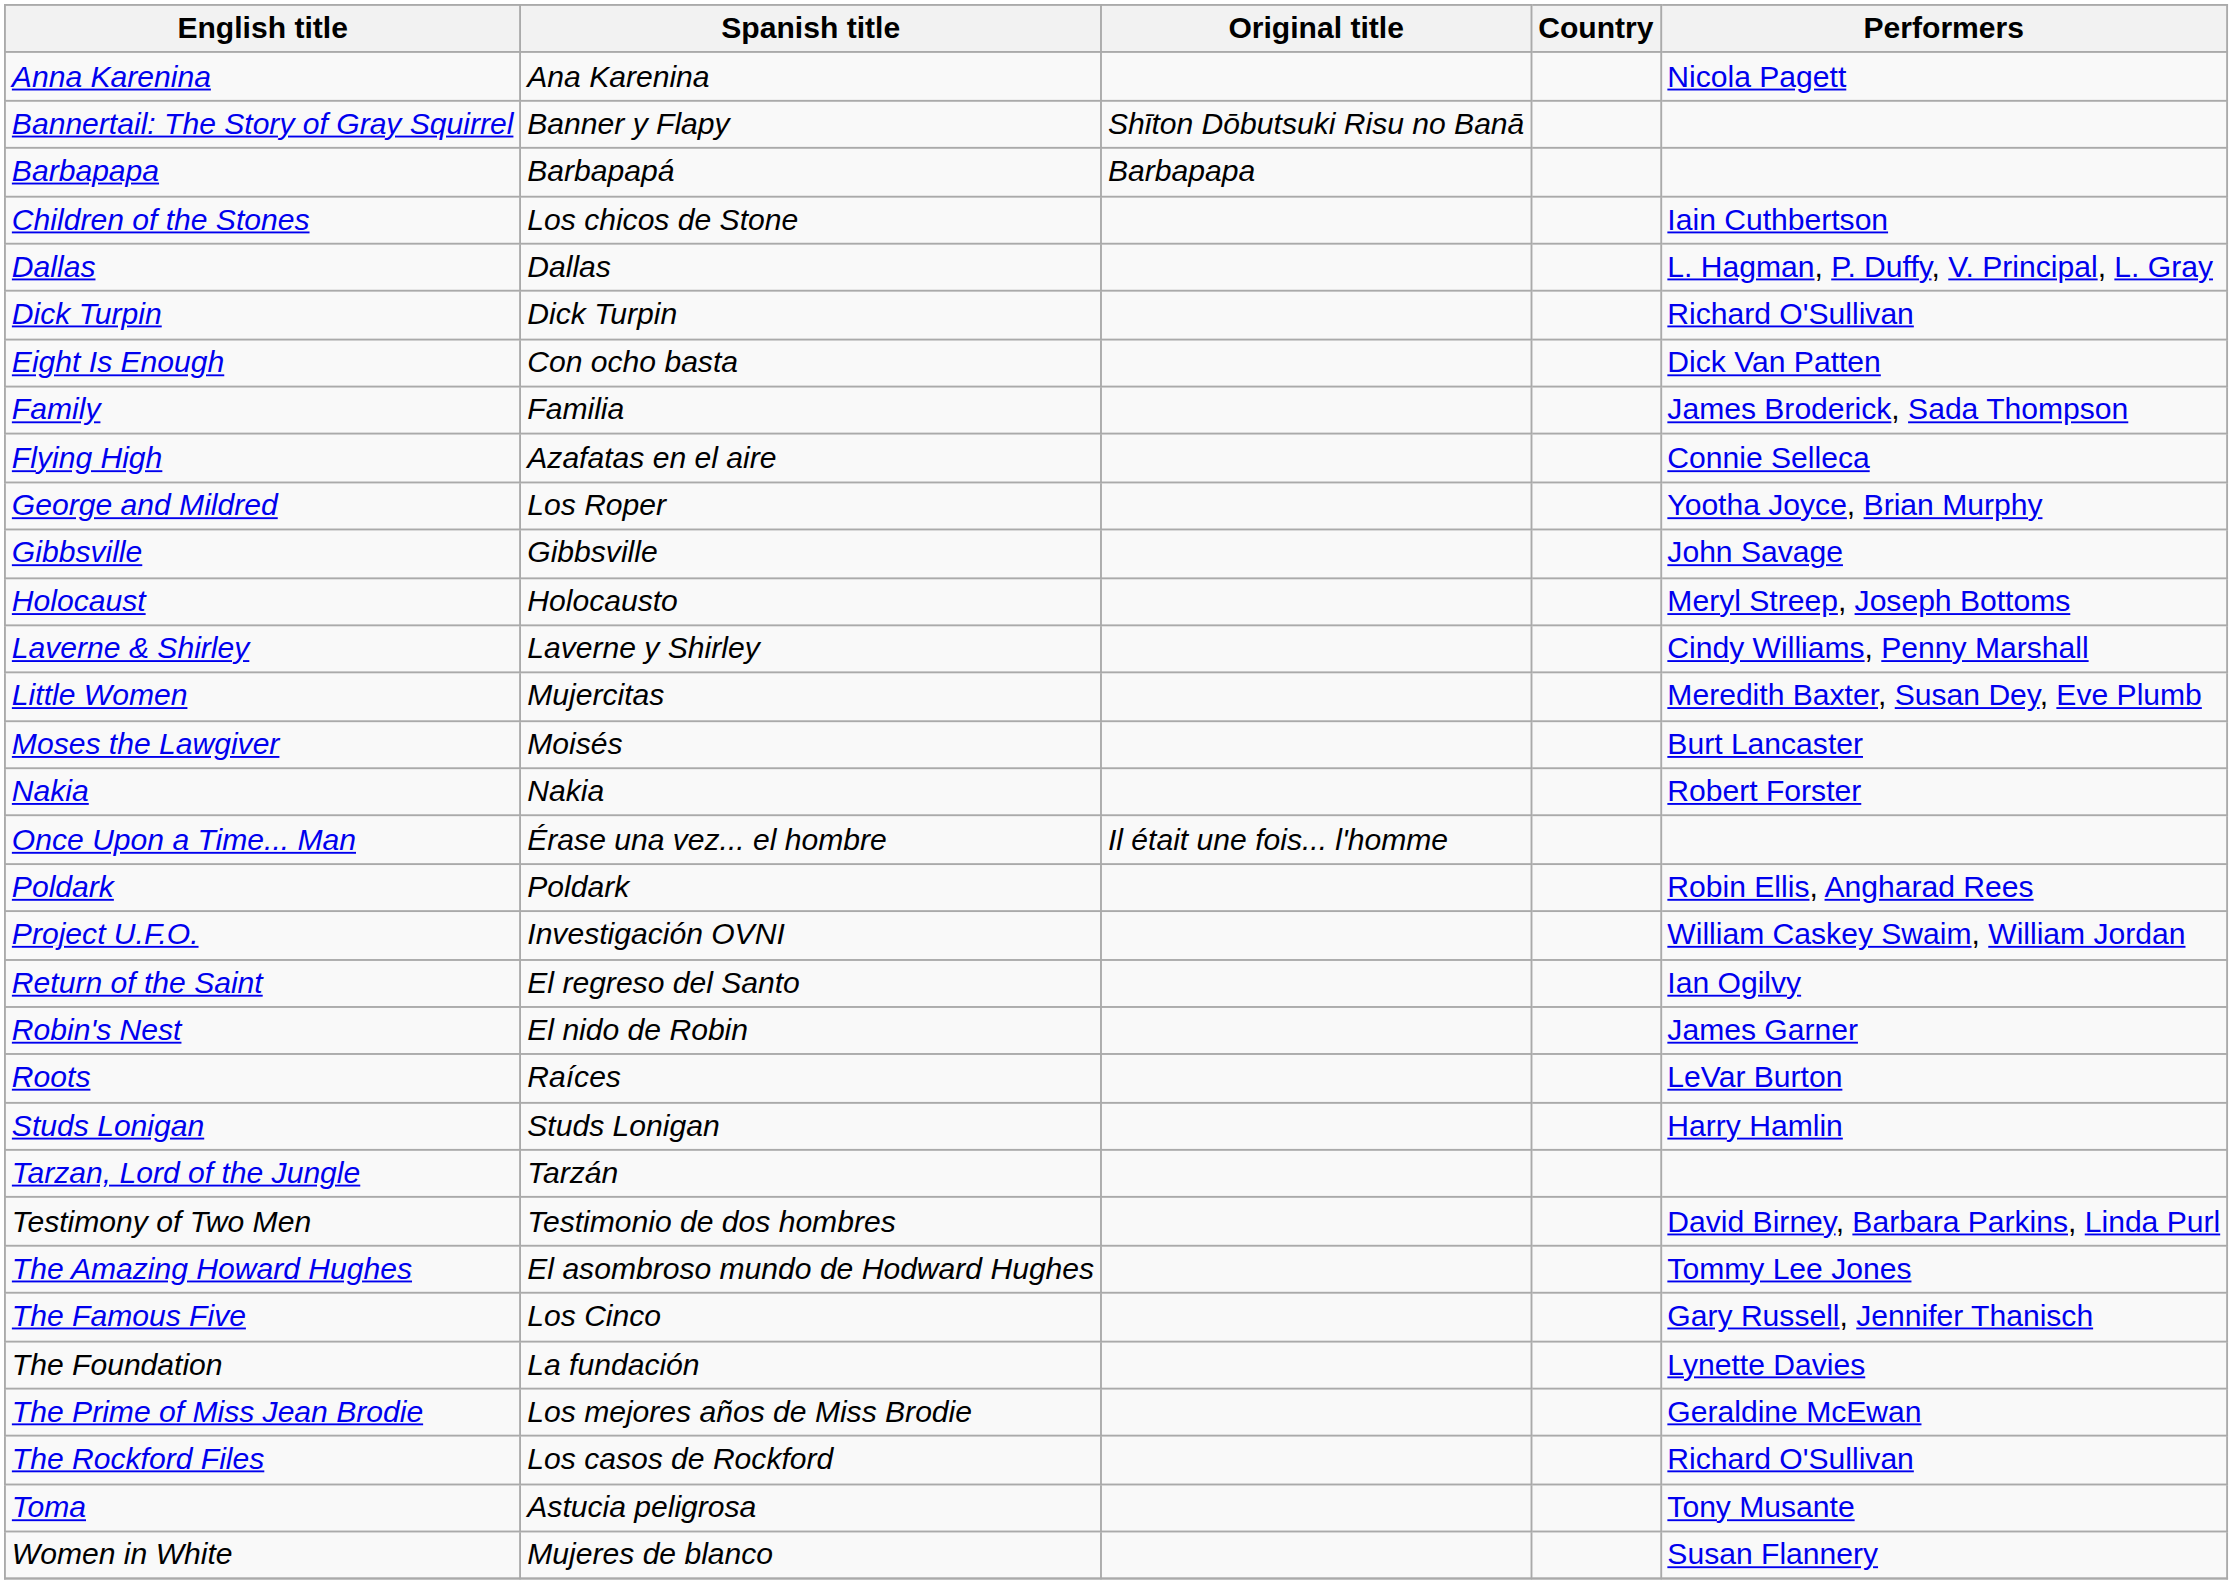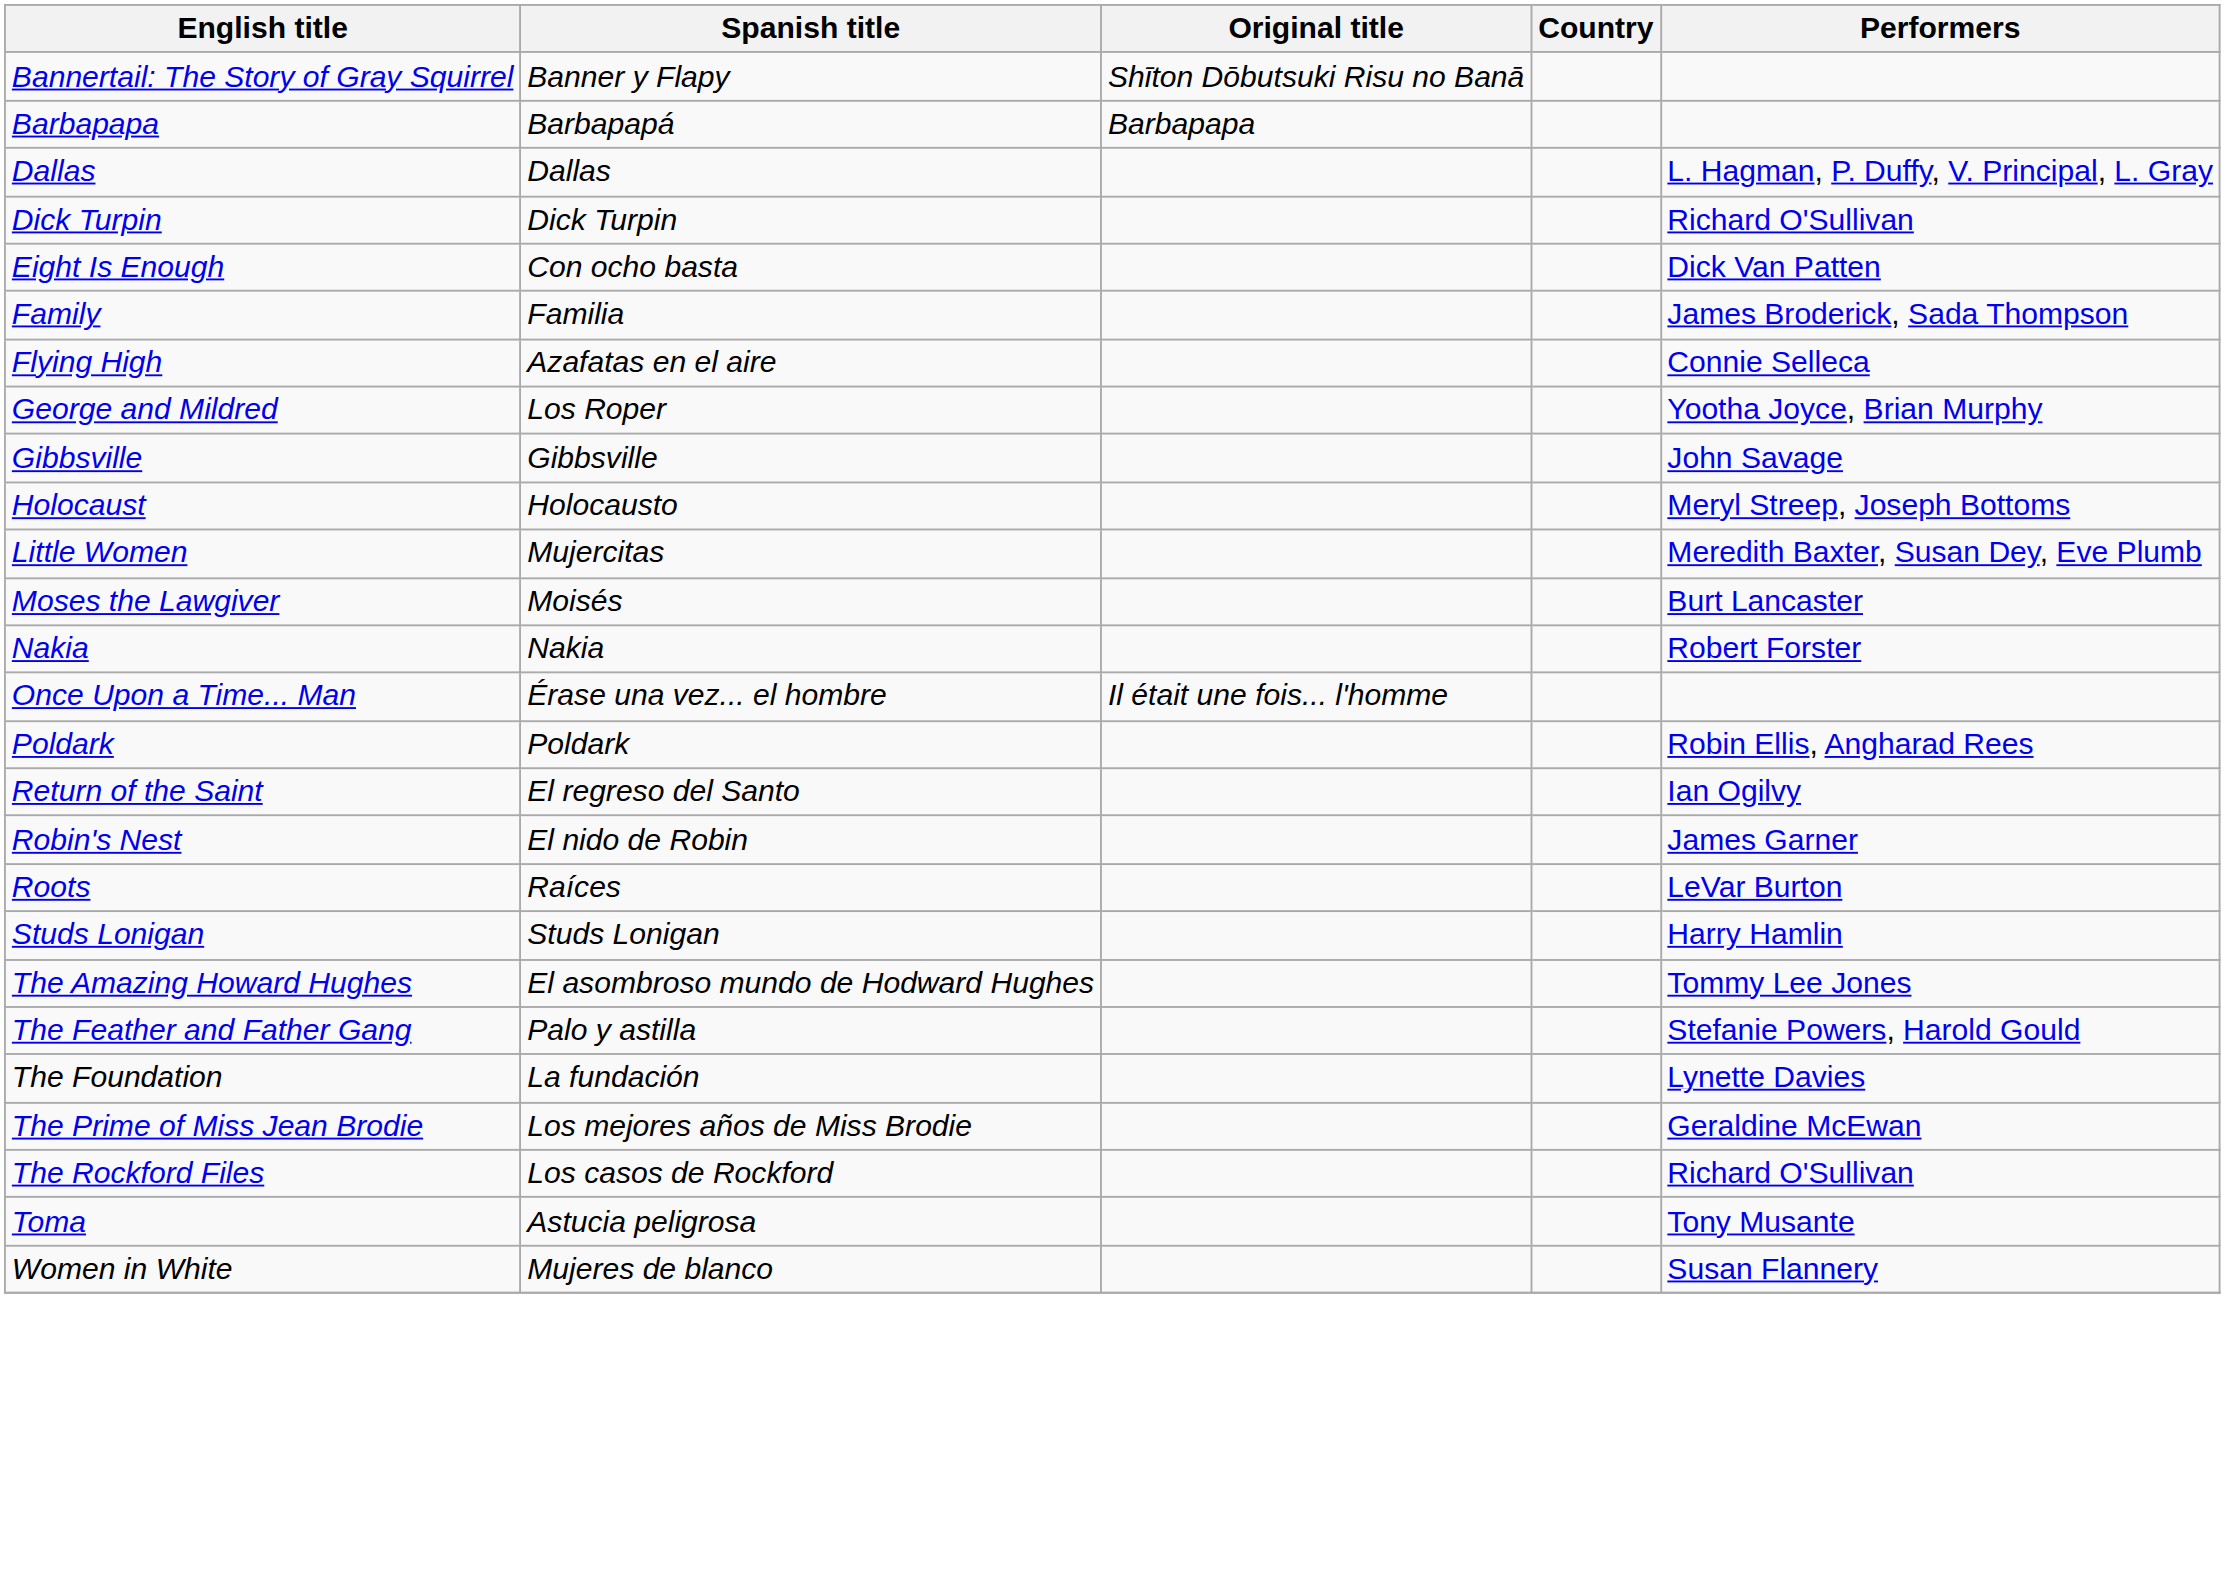- row: (111, 76)
- row: (161, 219)
- row: (131, 648)
- row: (105, 934)
- row: (186, 1173)
- row: (161, 1220)
- row: (129, 1316)
+ row: (212, 1030)
